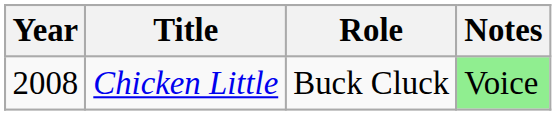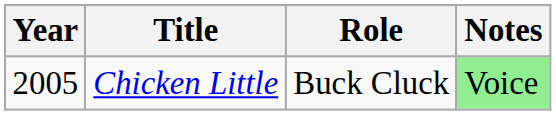(45, 82) 2008 -> (45, 82) 2005
